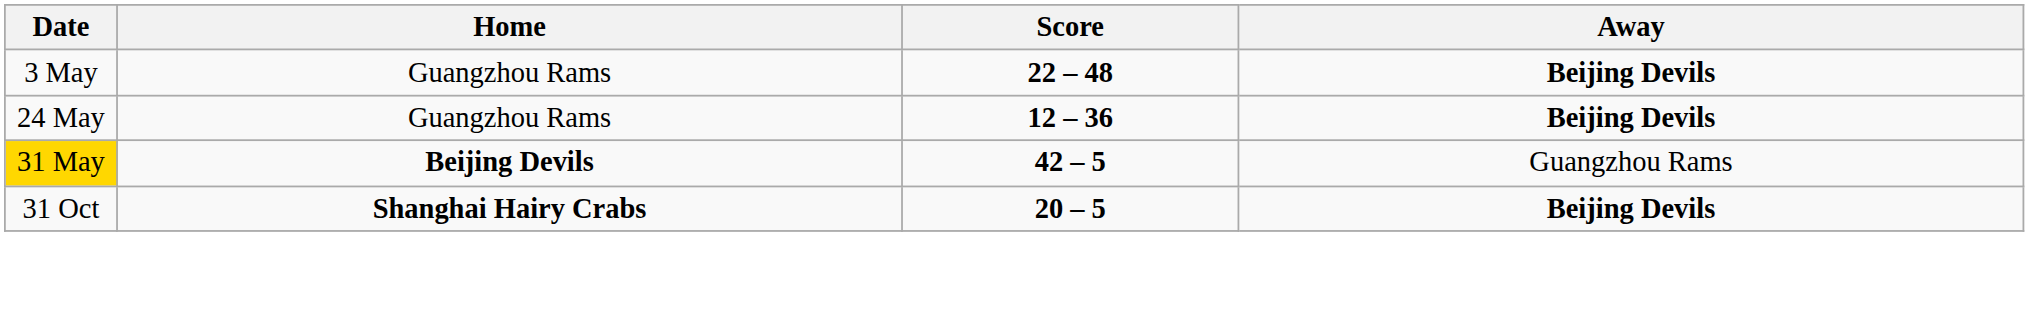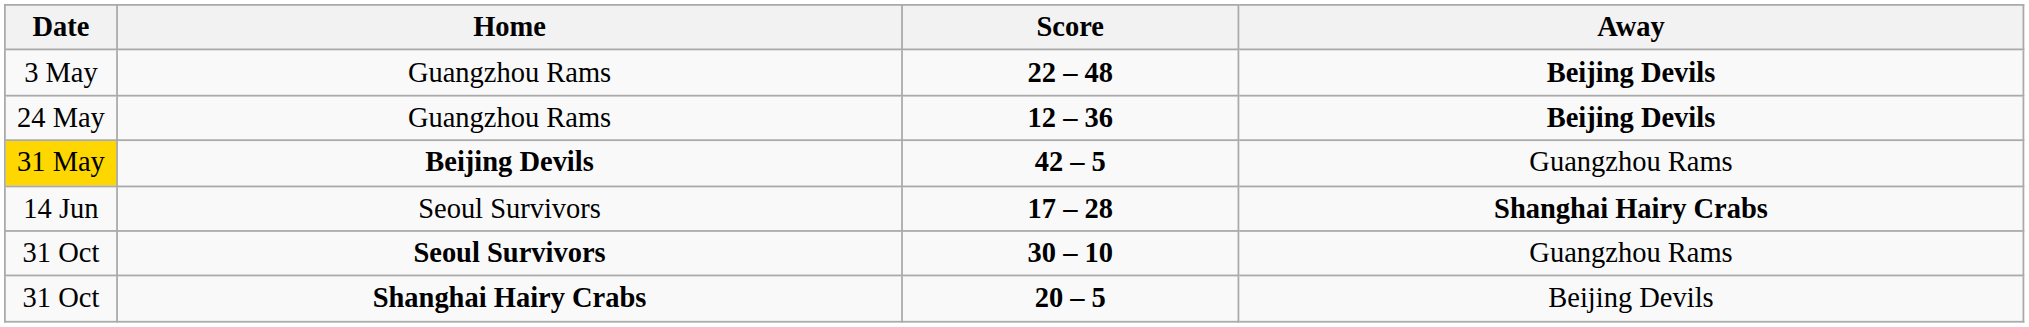+ row: (1070, 207)
+ row: (1070, 252)
(1631, 207) bold -> (1631, 298) normal
